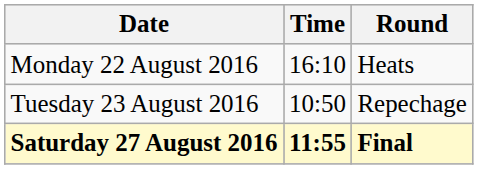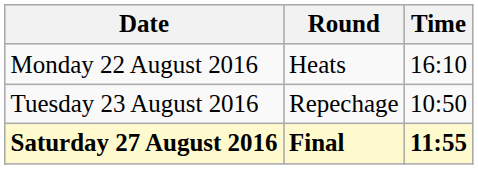columns swapped: (317, 24) <-> (412, 24)
